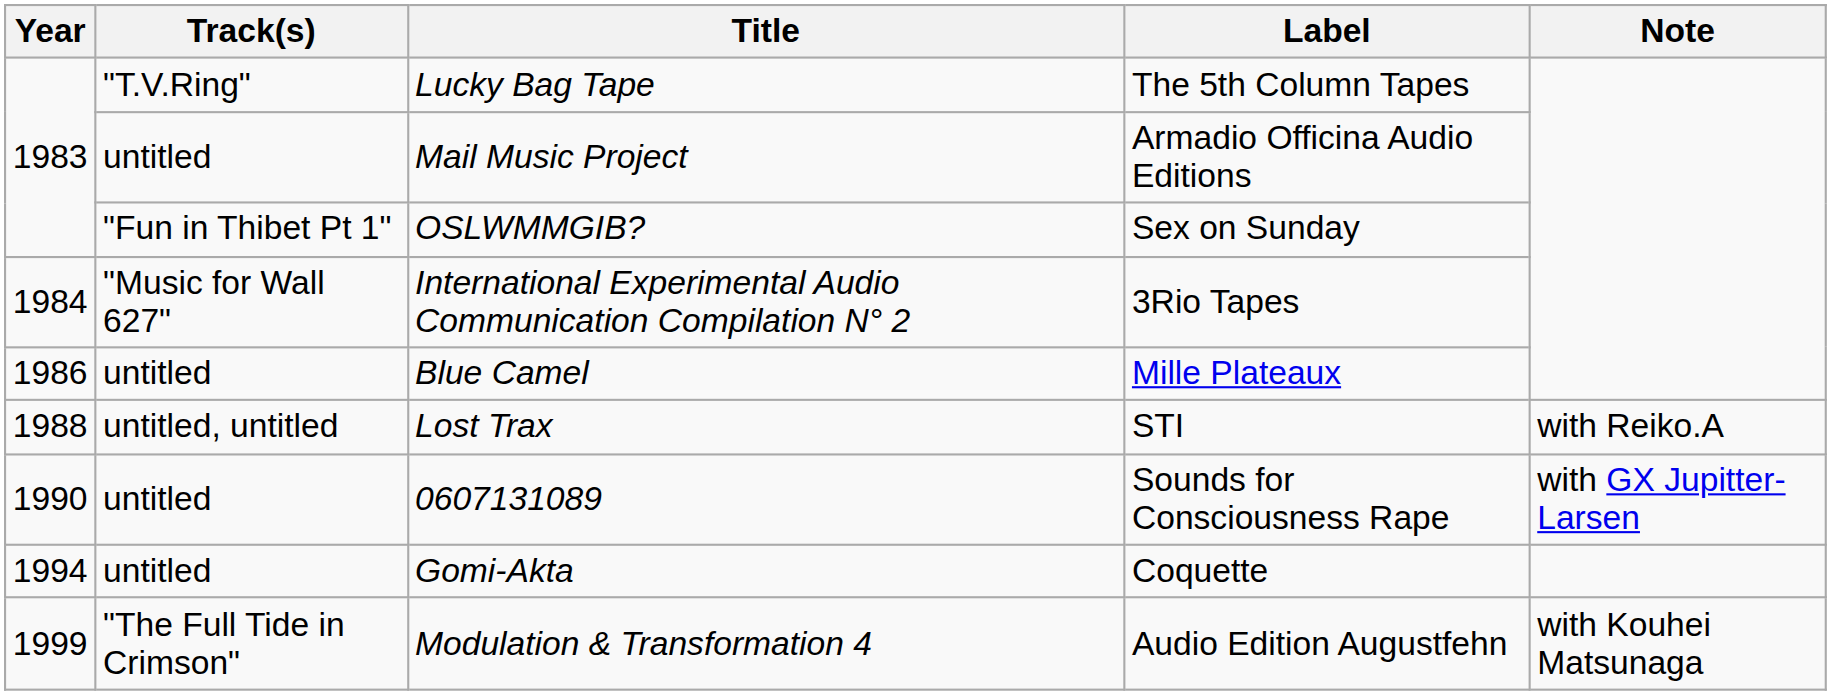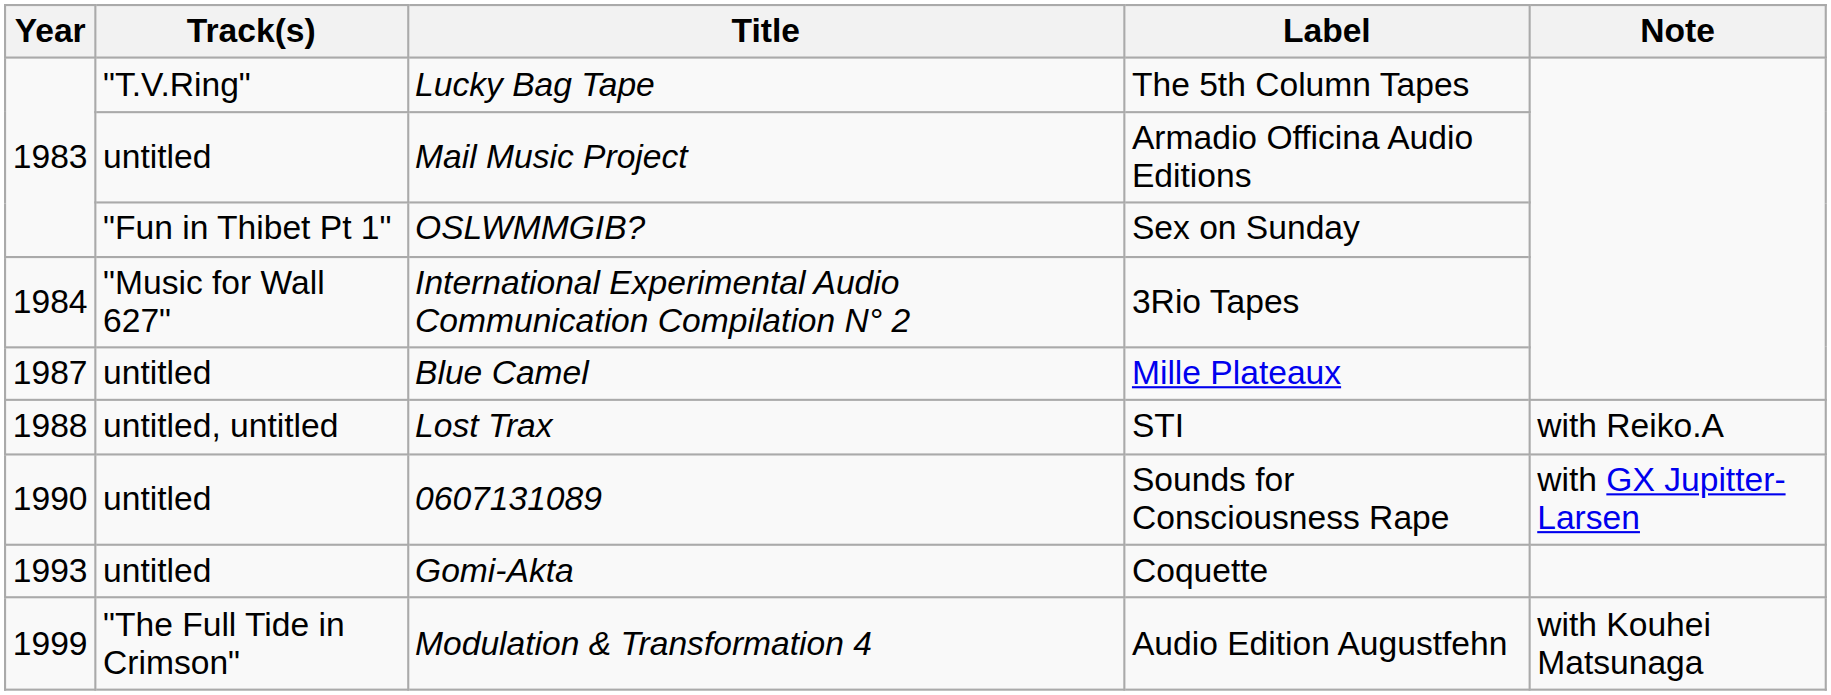(50, 373) 1986 -> (50, 373) 1987
(50, 570) 1994 -> (50, 570) 1993
